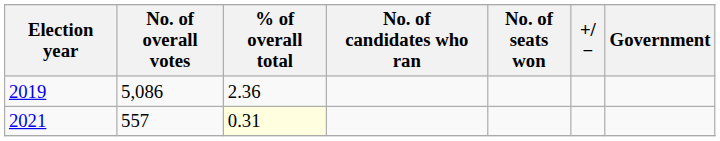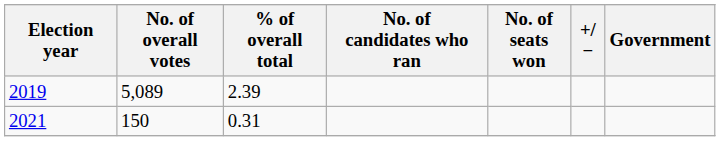(142, 91) 5,086 -> (142, 91) 5,089
(244, 91) 2.36 -> (244, 91) 2.39
(135, 120) 557 -> (135, 120) 150
(244, 120) lightyellow background -> (244, 120) no background
